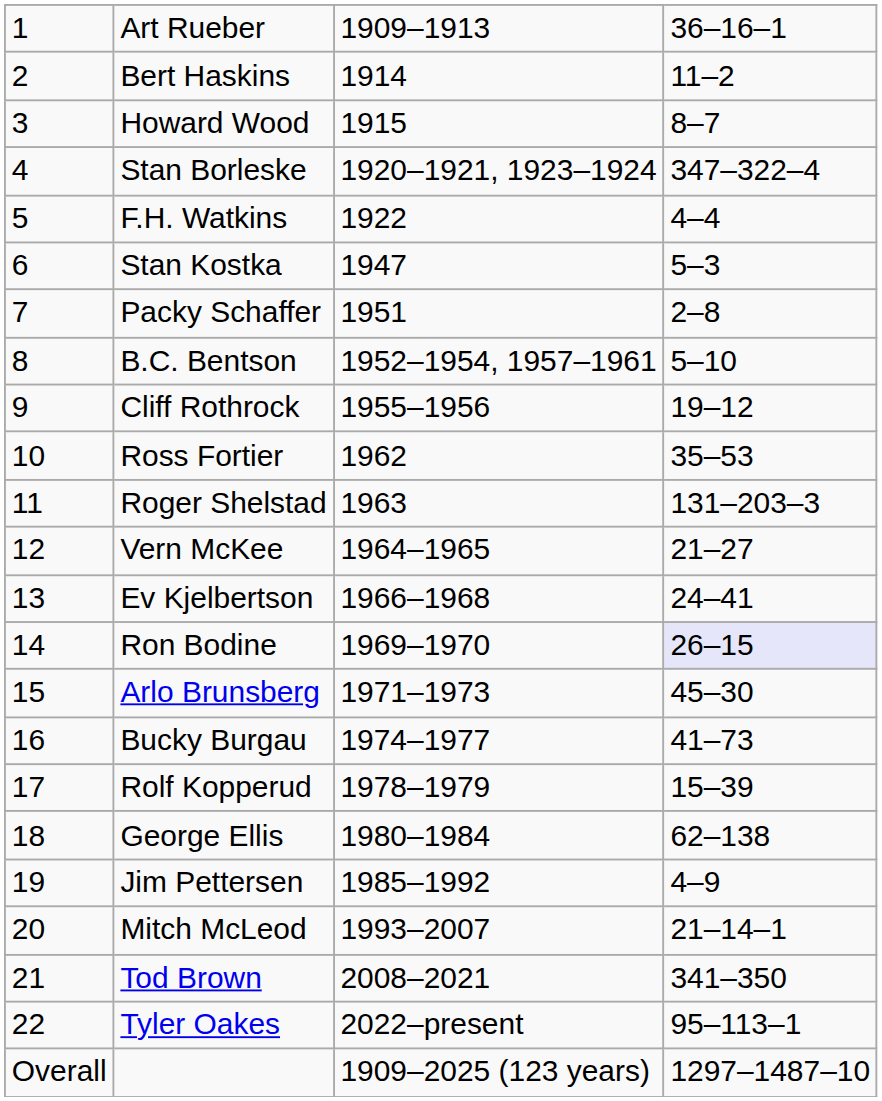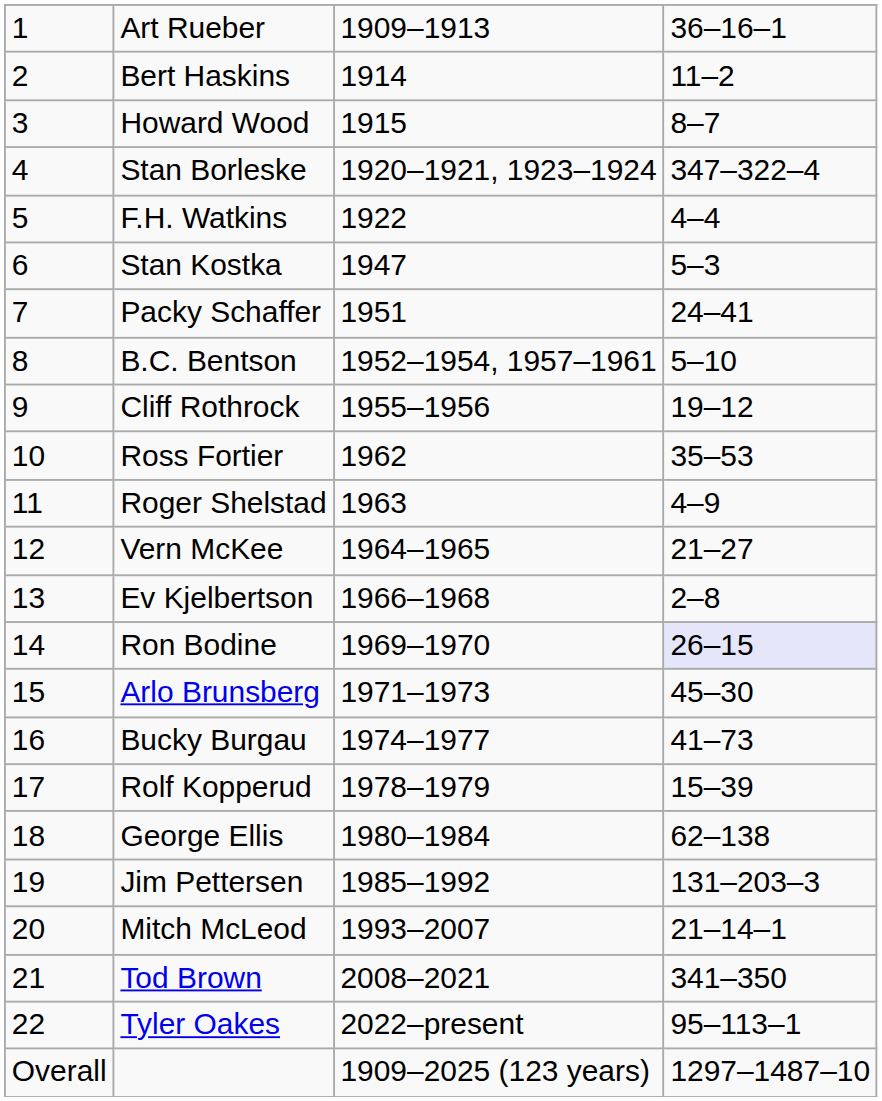(695, 312) 2–8 -> (712, 312) 24–41
(745, 502) 131–203–3 -> (695, 502) 4–9
(712, 597) 24–41 -> (695, 597) 2–8
(695, 882) 4–9 -> (745, 882) 131–203–3
